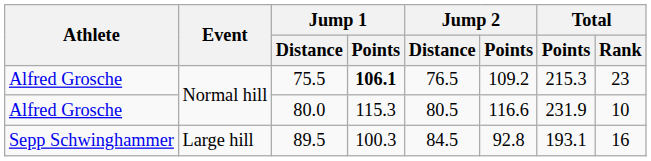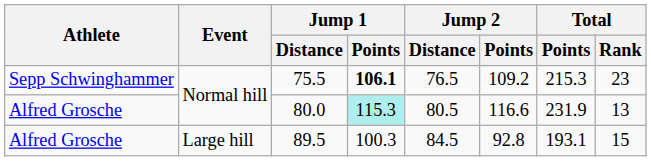(66, 80) Alfred Grosche -> (91, 80) Sepp Schwinghammer
(376, 110) no background -> (376, 110) paleturquoise background
(620, 110) 10 -> (620, 110) 13
(91, 140) Sepp Schwinghammer -> (66, 140) Alfred Grosche
(620, 140) 16 -> (620, 140) 15
